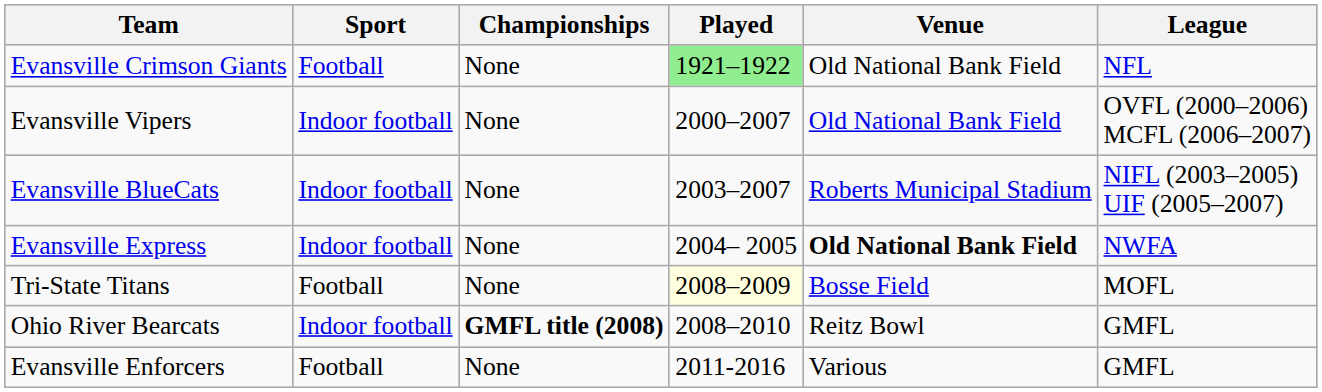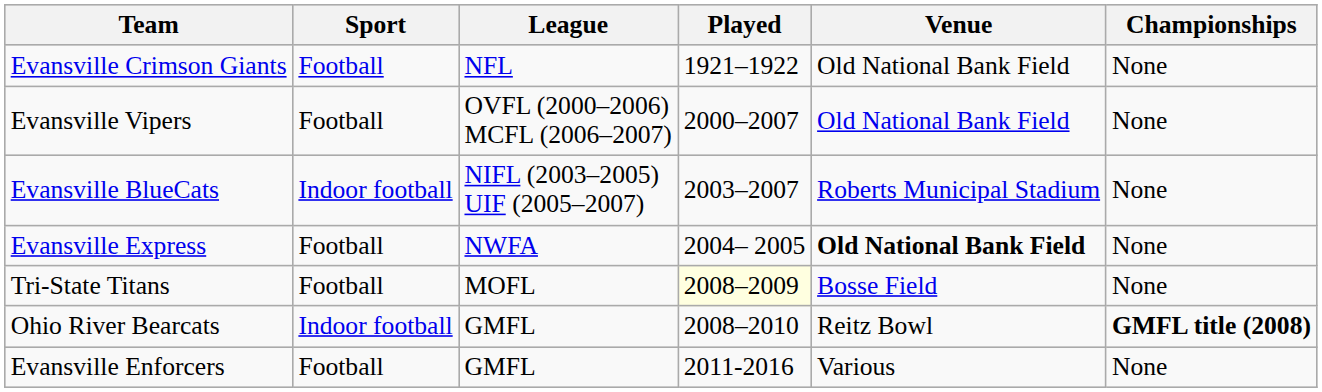columns swapped: (1207, 24) <-> (564, 24)
(733, 65) lightgreen background -> (741, 65) no background
(376, 120) Indoor football -> (341, 120) Football
(376, 244) Indoor football -> (341, 244) Football
